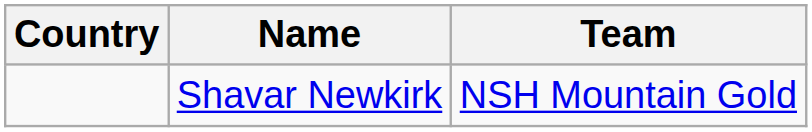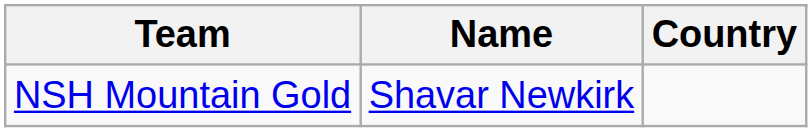columns swapped: (87, 34) <-> (628, 34)
